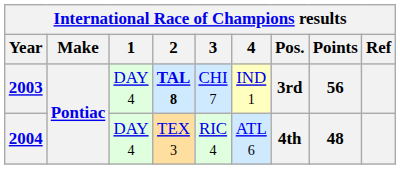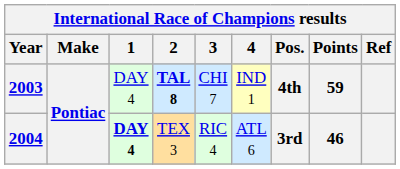(290, 88) 3rd -> (290, 88) 4th
(335, 88) 56 -> (335, 88) 59
(131, 138) normal -> (131, 138) bold
(290, 138) 4th -> (290, 138) 3rd
(335, 138) 48 -> (335, 138) 46
